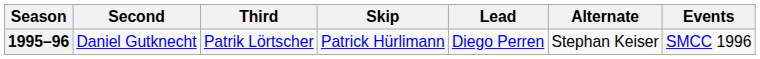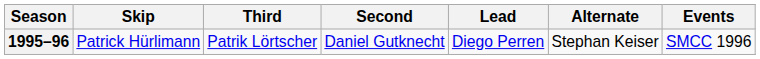columns swapped: (383, 16) <-> (137, 16)
